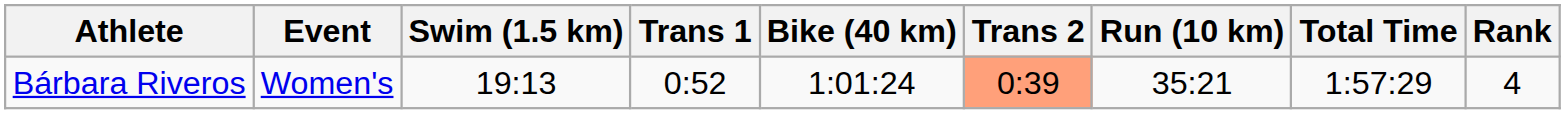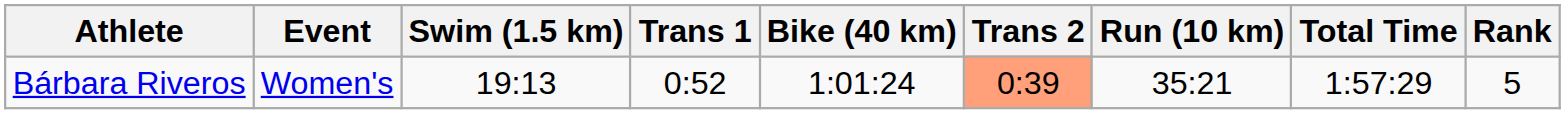(1512, 82) 4 -> (1512, 82) 5
